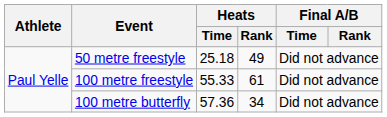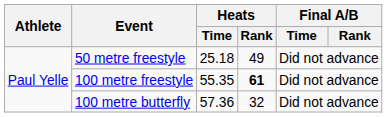(217, 80) 55.33 -> (217, 80) 55.35
(257, 80) normal -> (257, 80) bold
(257, 102) 34 -> (257, 102) 32
